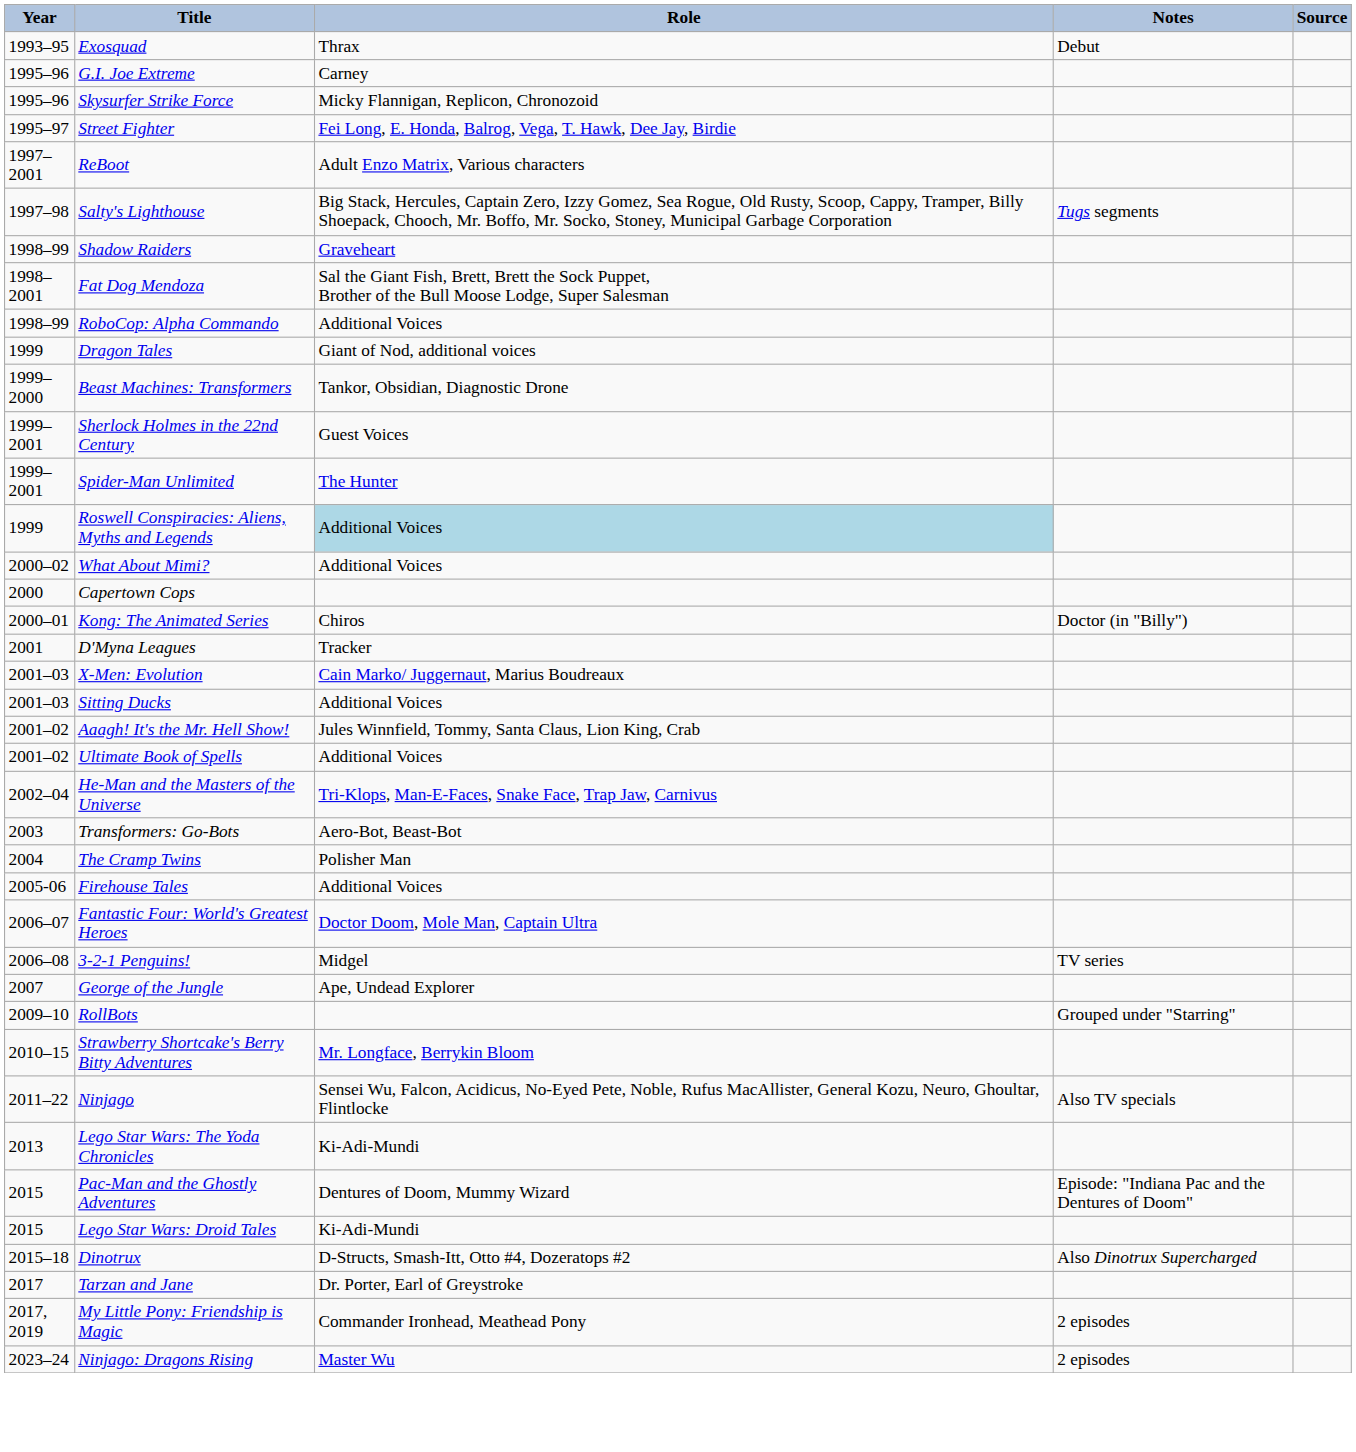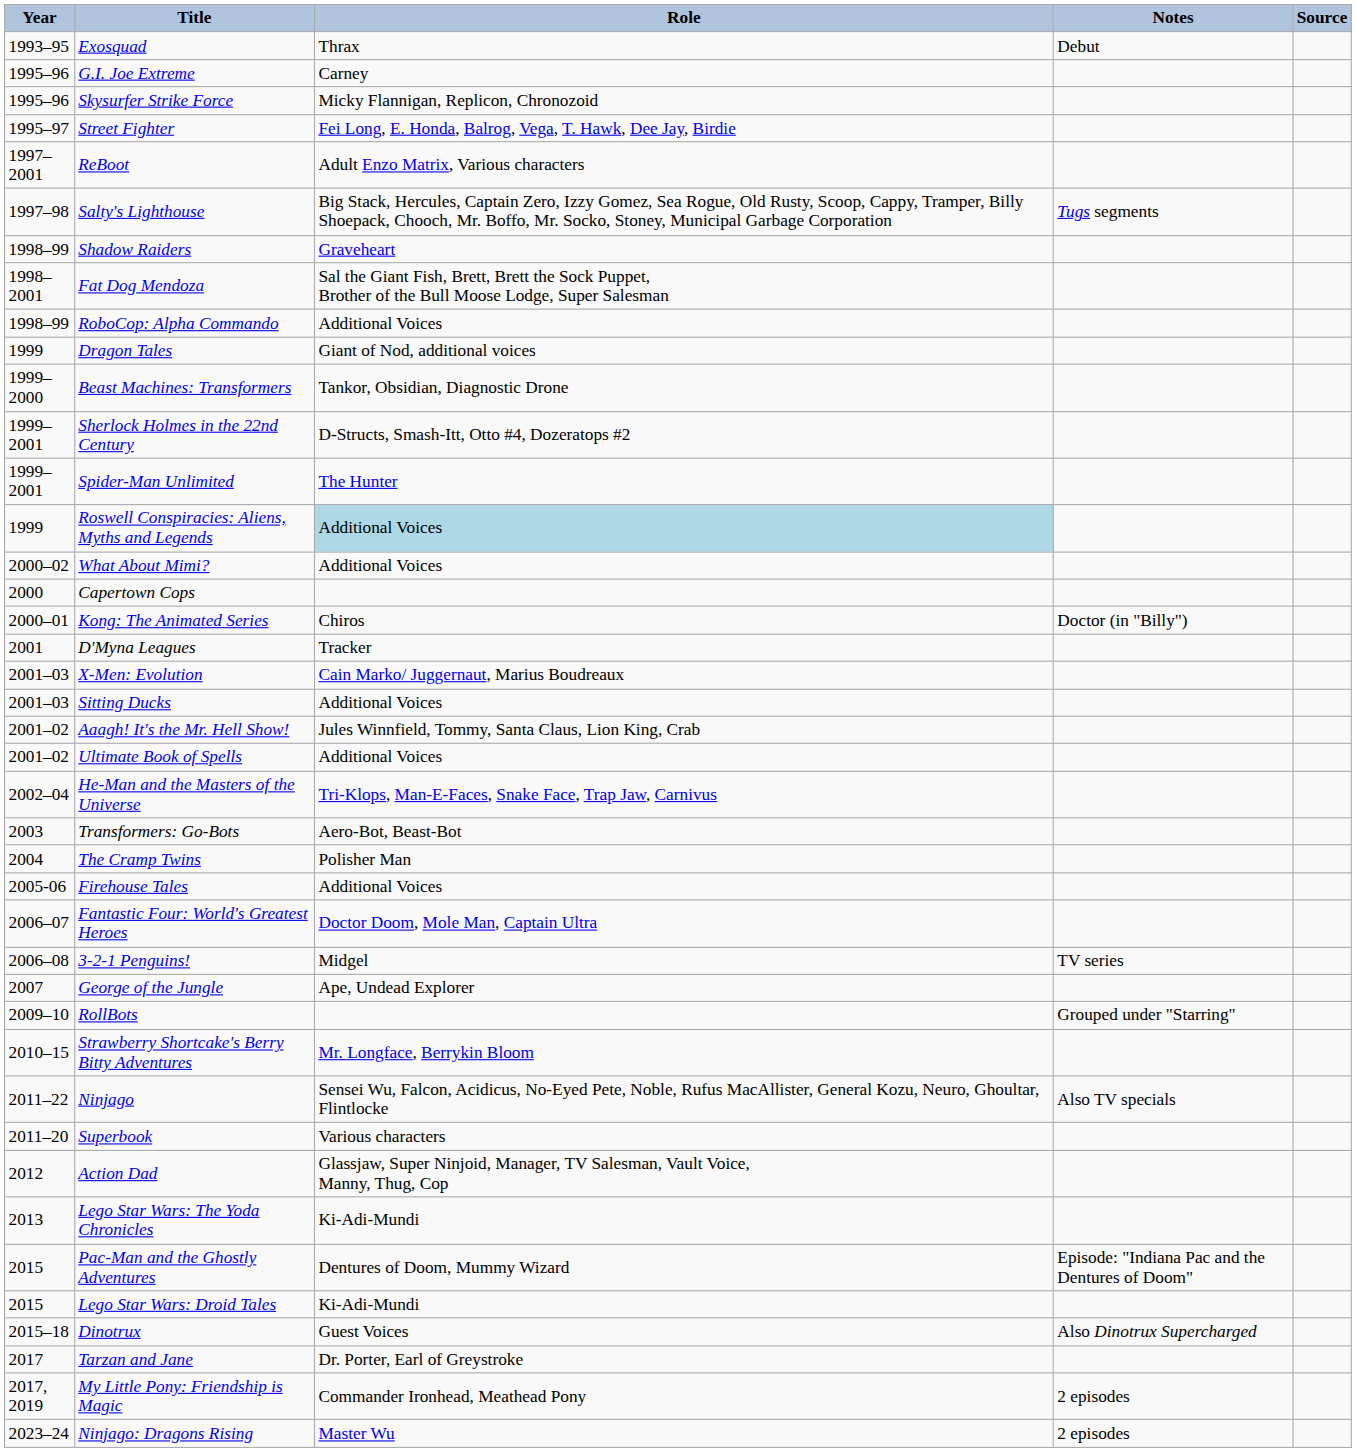(363, 434) Guest Voices -> (474, 434) D-Structs, Smash-Itt, Otto #4, Dozeratops #2
+ row: (115, 1136)
+ row: (118, 1173)
(474, 1257) D-Structs, Smash-Itt, Otto #4, Dozeratops #2 -> (363, 1331) Guest Voices
